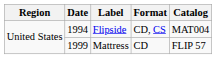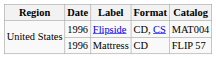(78, 29) 1994 -> (78, 29) 1996
(78, 45) 1999 -> (78, 45) 1996
